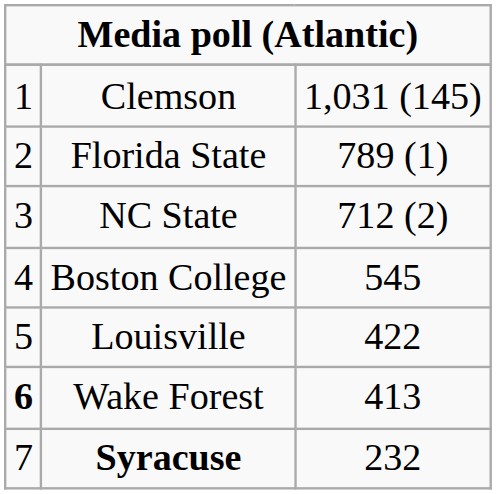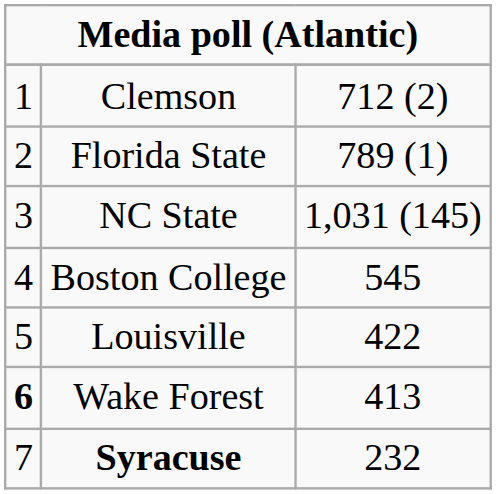(393, 95) 1,031 (145) -> (393, 95) 712 (2)
(393, 215) 712 (2) -> (393, 215) 1,031 (145)
